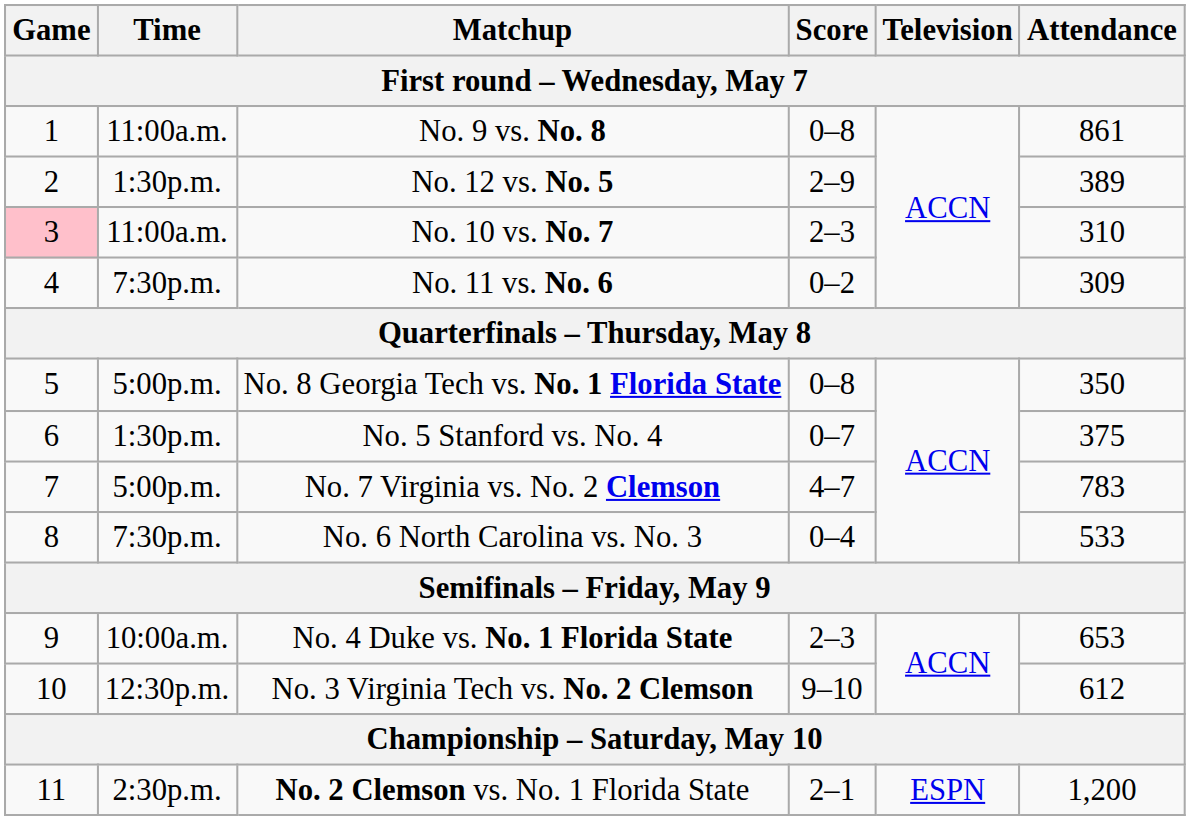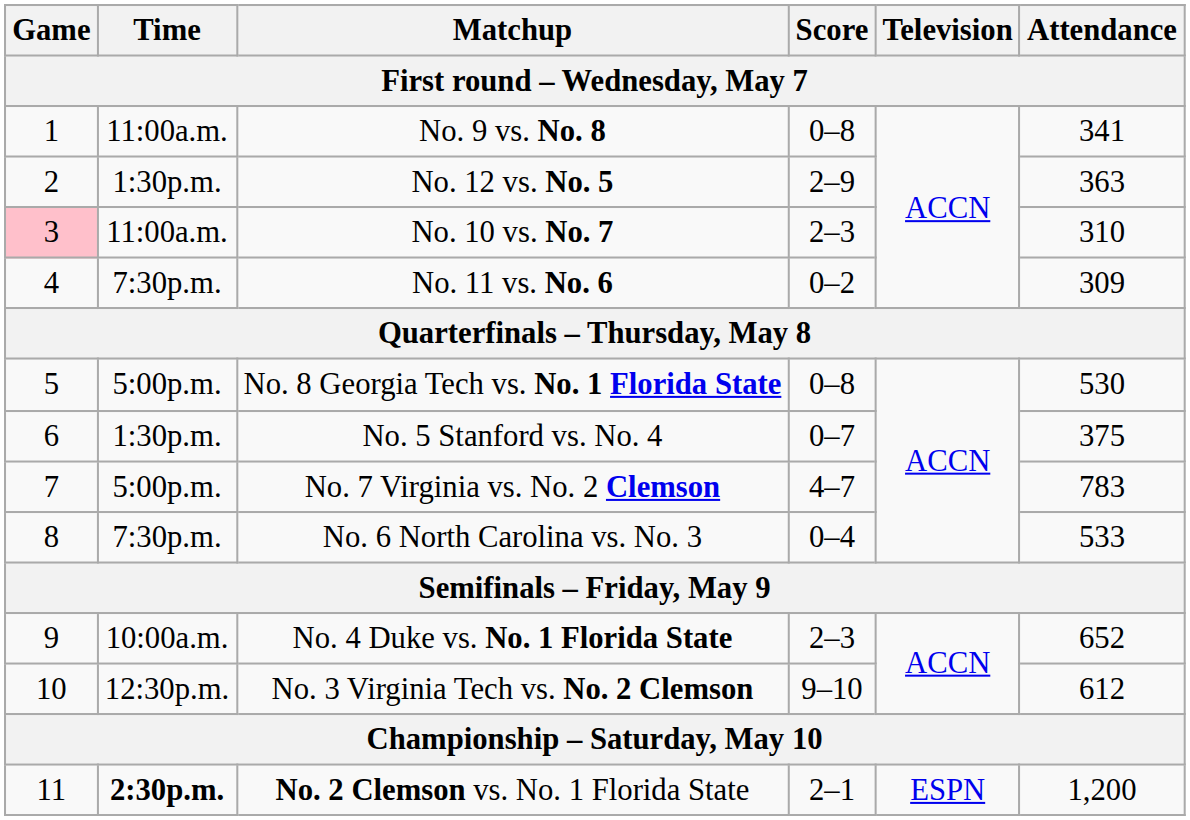(1102, 131) 861 -> (1102, 131) 341
(1102, 181) 389 -> (1102, 181) 363
(1102, 384) 350 -> (1102, 384) 530
(1102, 637) 653 -> (1102, 637) 652
(167, 789) normal -> (167, 789) bold
